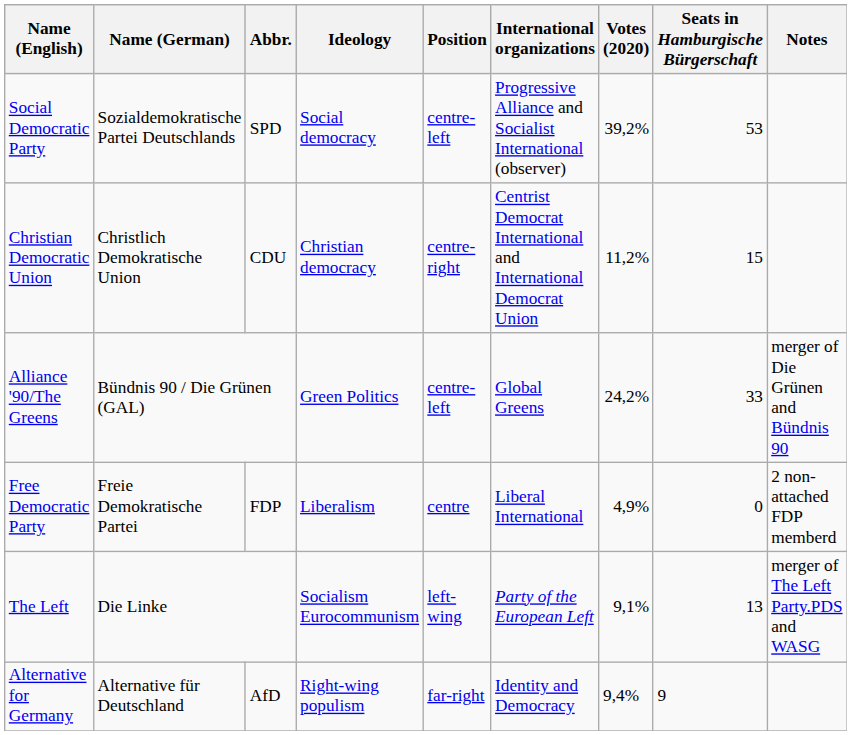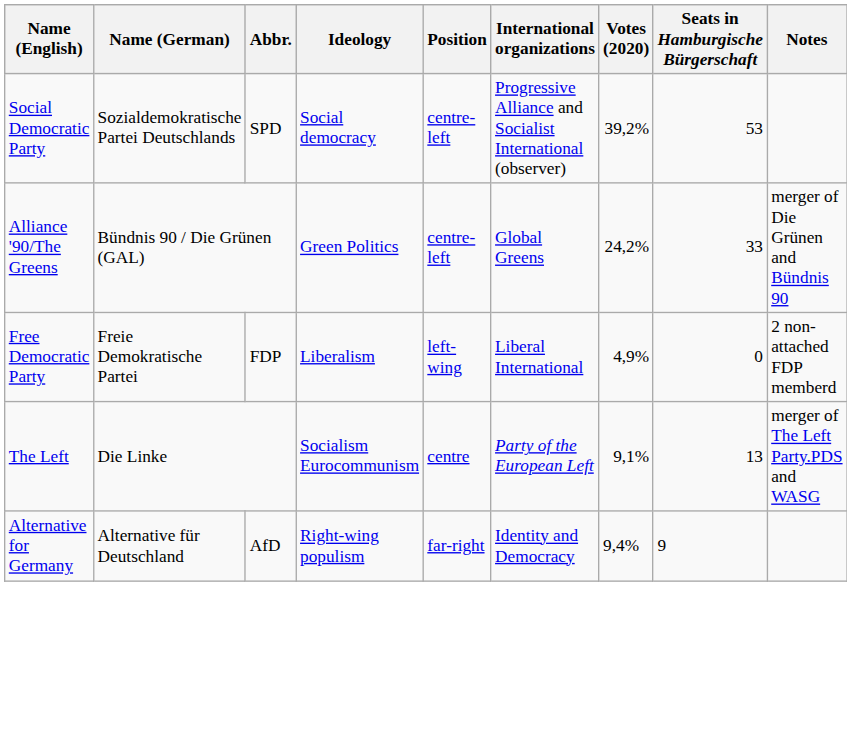- row: (49, 257)
(448, 507) centre -> (445, 357) left-wing
(445, 606) left-wing -> (448, 456) centre
